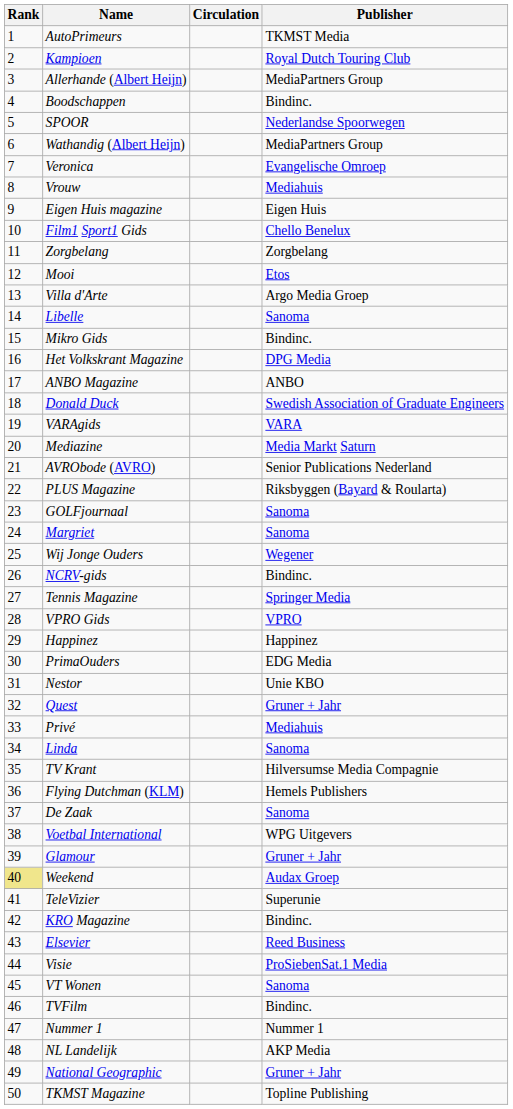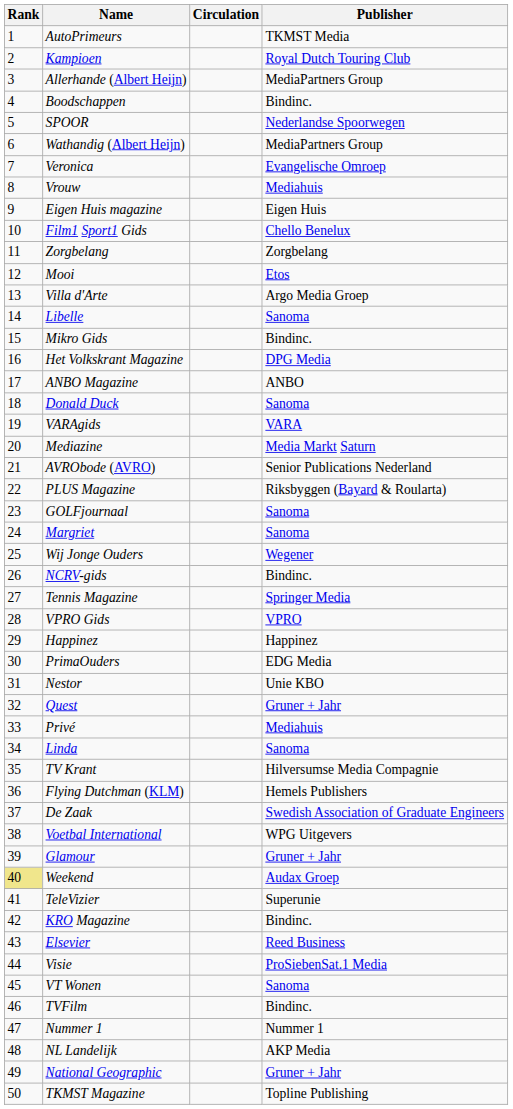(385, 403) Swedish Association of Graduate Engineers -> (287, 403) Sanoma
(287, 813) Sanoma -> (385, 813) Swedish Association of Graduate Engineers
